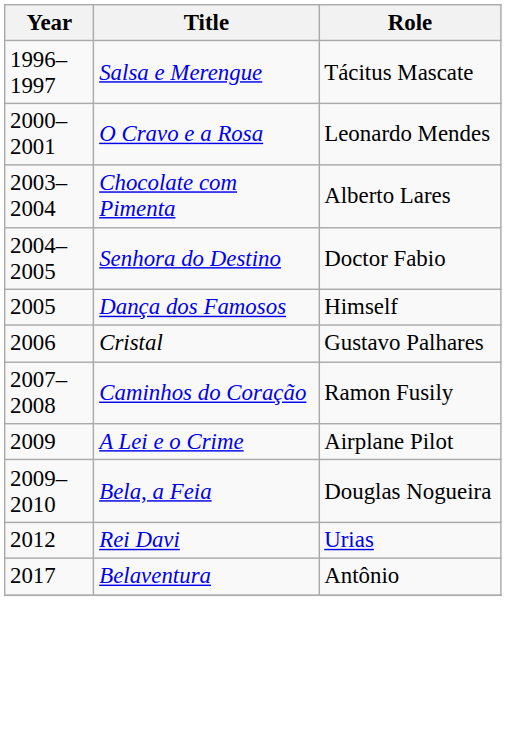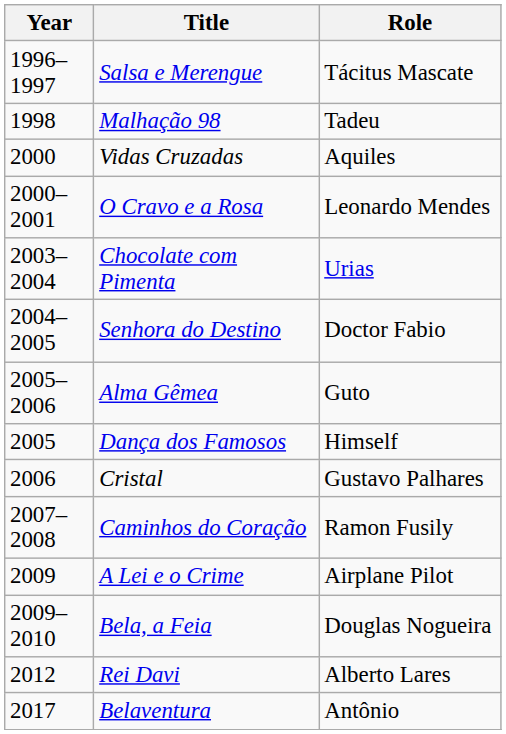+ row: (160, 120)
+ row: (171, 157)
(387, 195) Alberto Lares -> (349, 268) Urias
+ row: (159, 392)
(349, 539) Urias -> (387, 674) Alberto Lares
